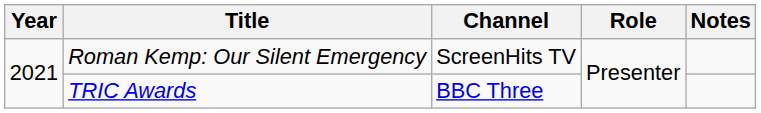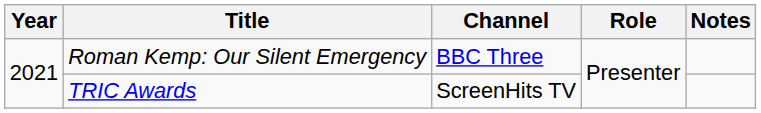(506, 56) ScreenHits TV -> (490, 56) BBC Three
(490, 90) BBC Three -> (506, 90) ScreenHits TV
